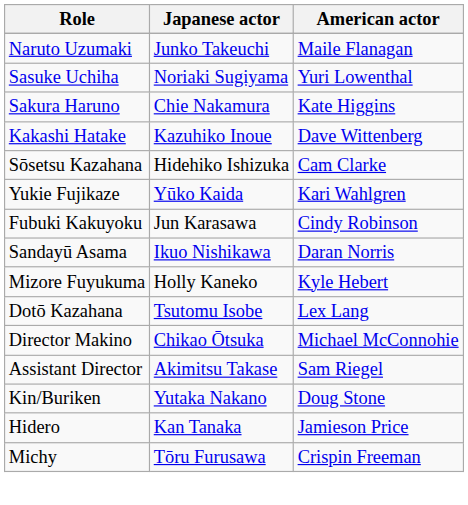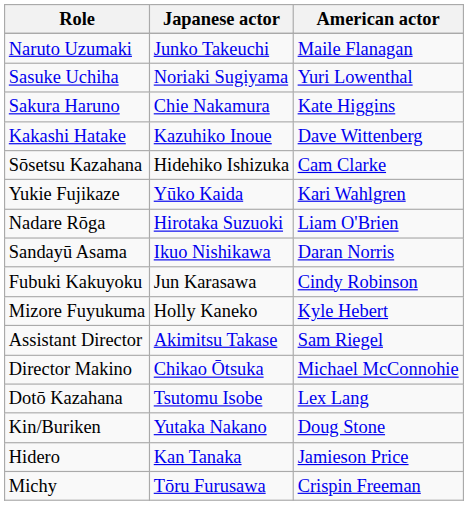+ row: (57, 223)
rows swapped: (68, 252) <-> (76, 223)
rows swapped: (66, 310) <-> (76, 369)
